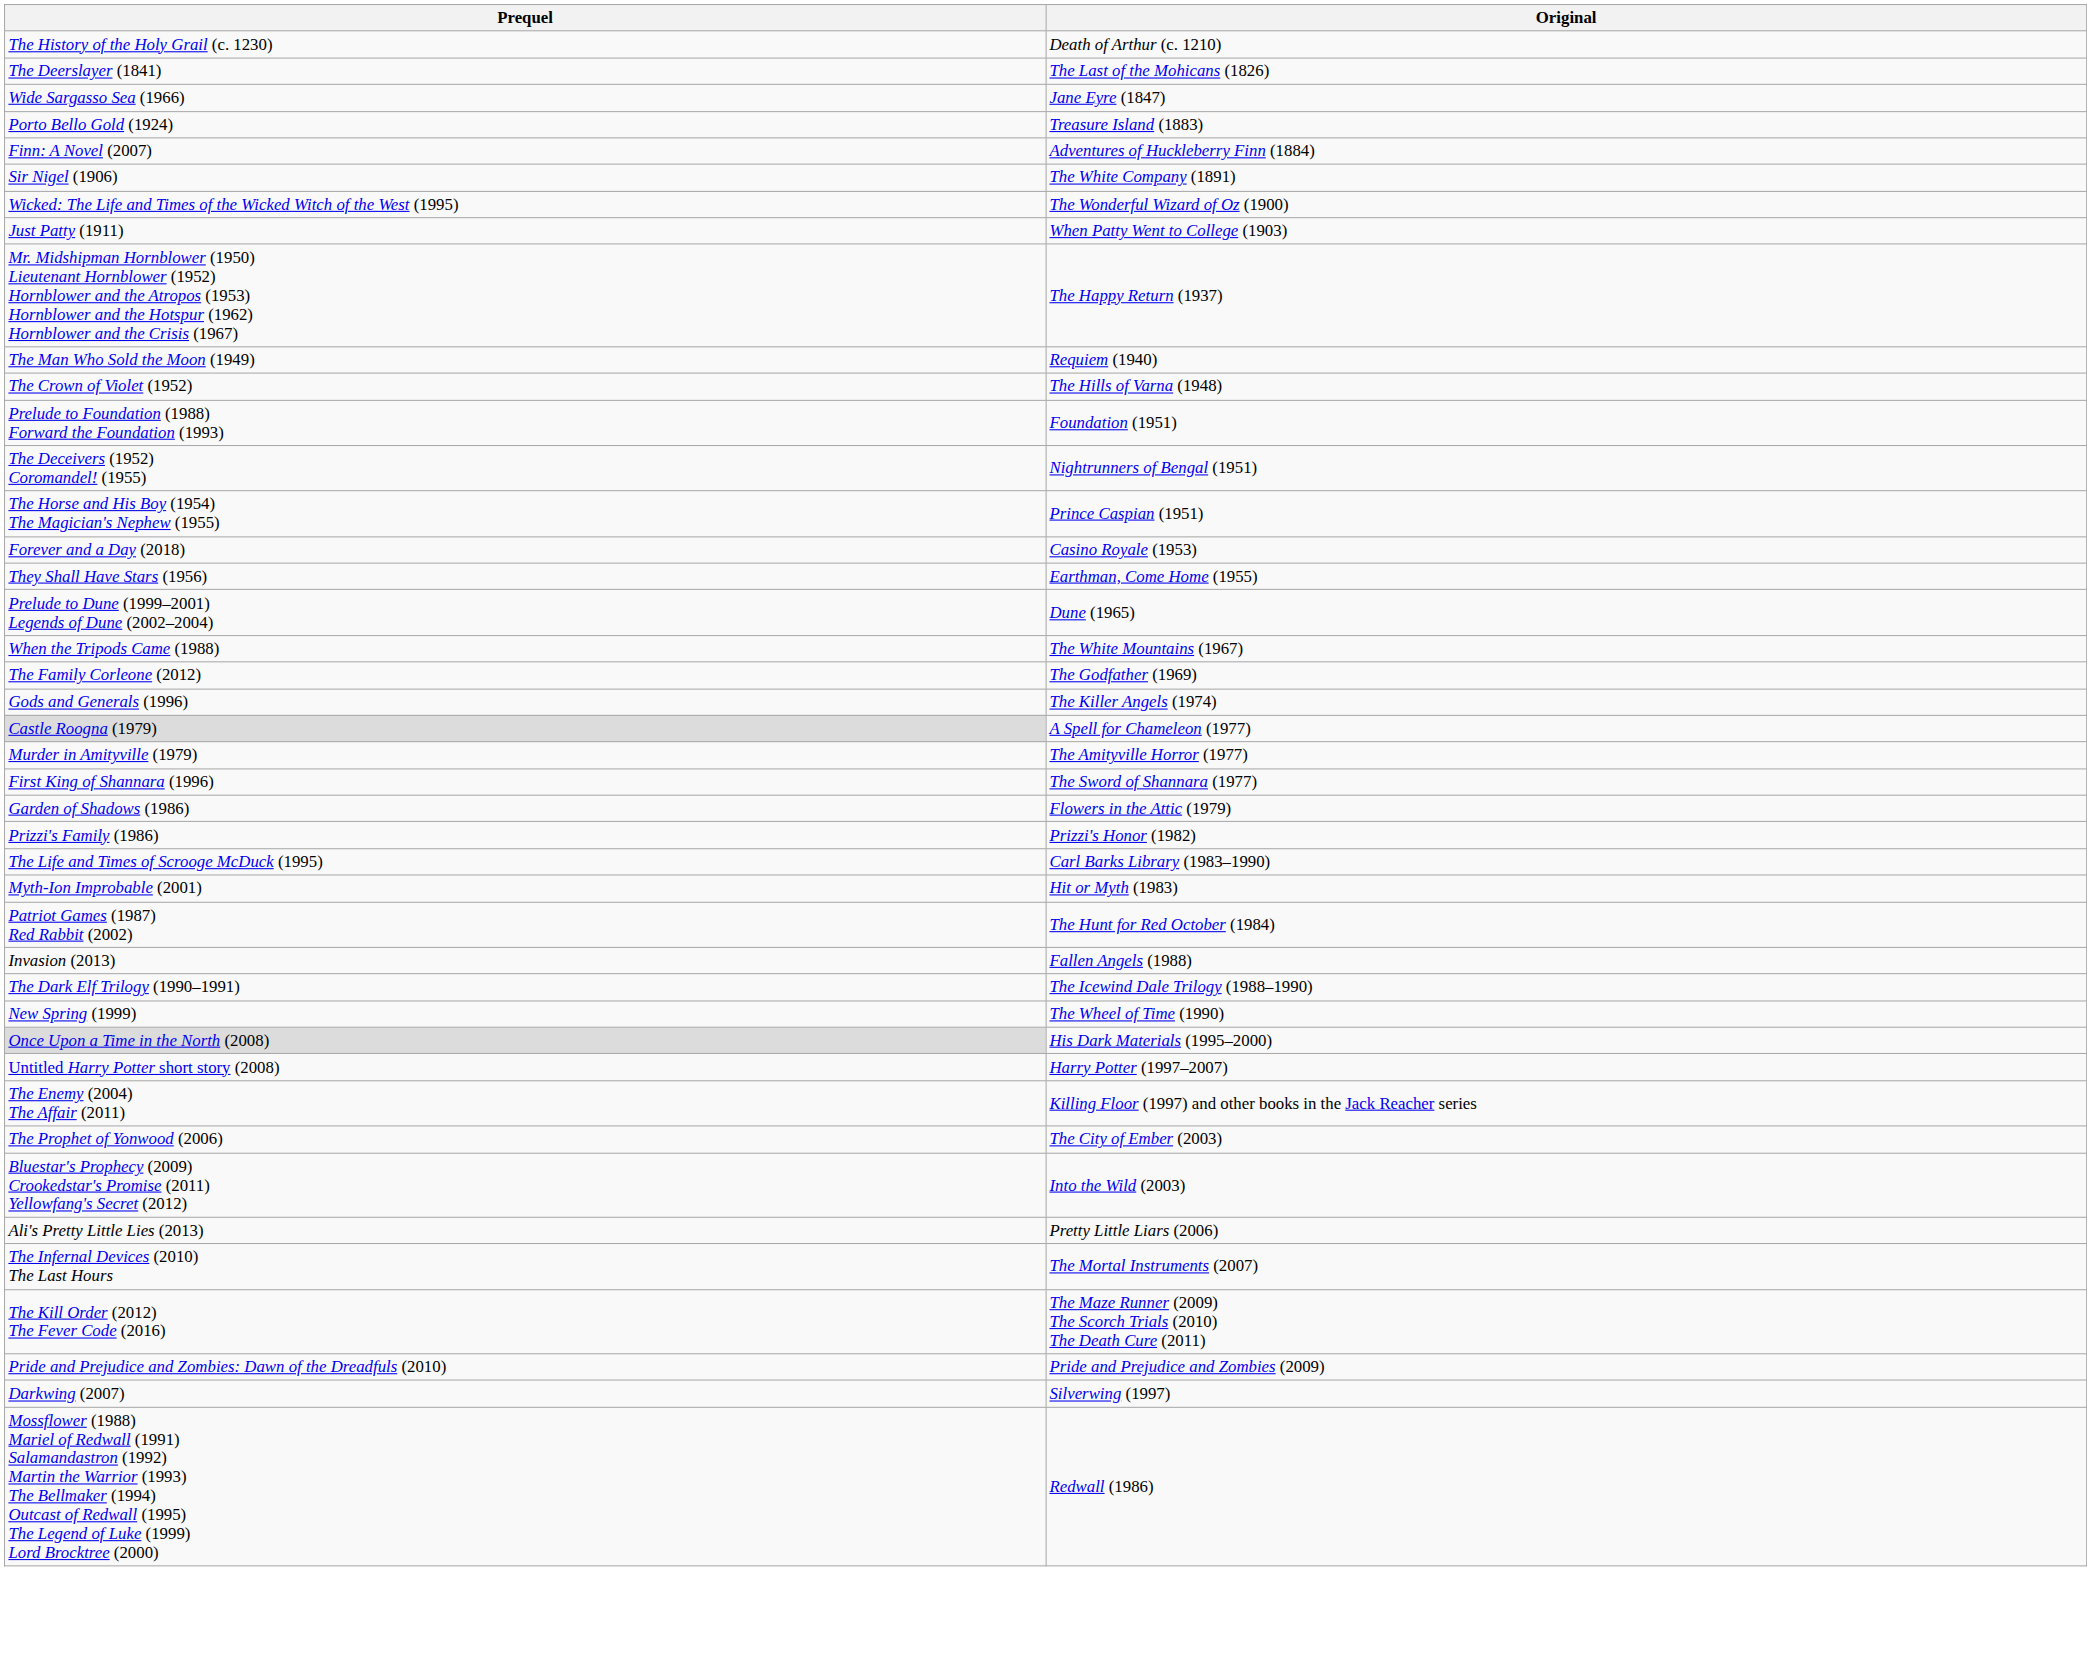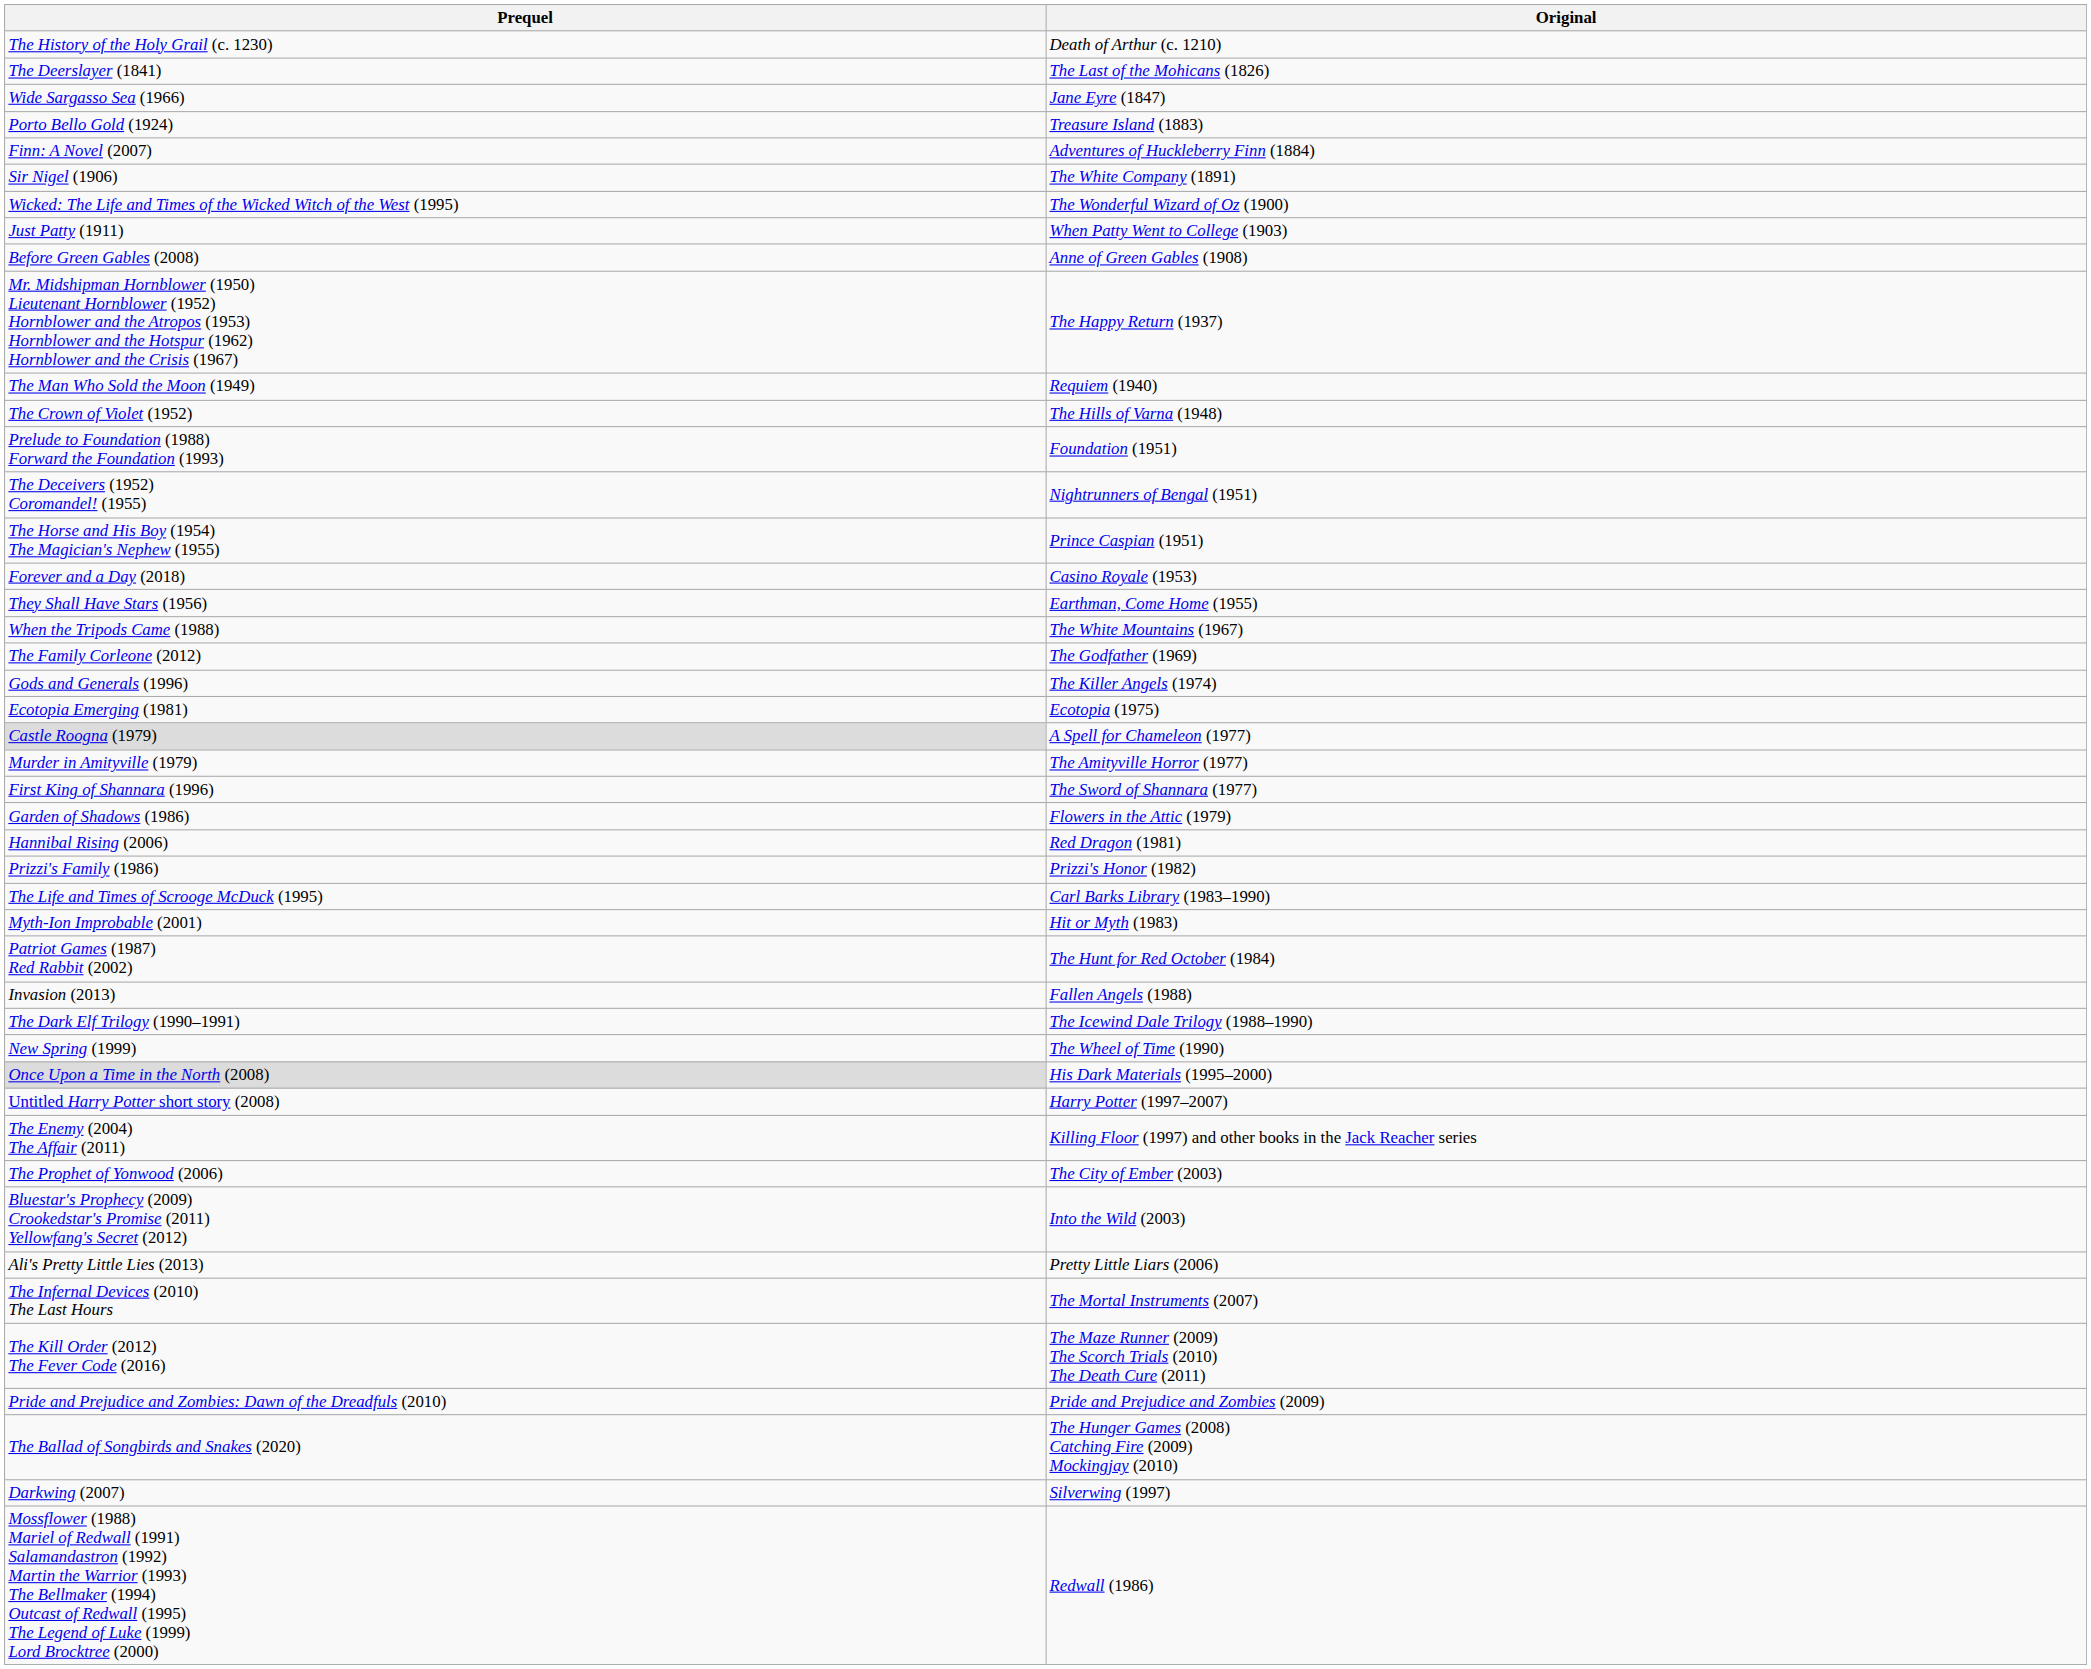+ row: (104, 257)
- row: (111, 612)
+ row: (98, 709)
+ row: (88, 842)
+ row: (155, 1447)
